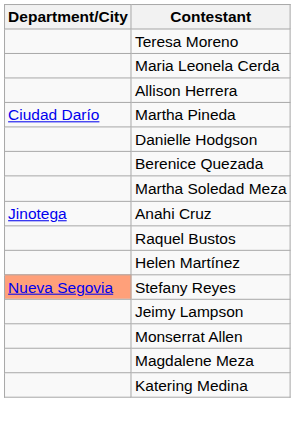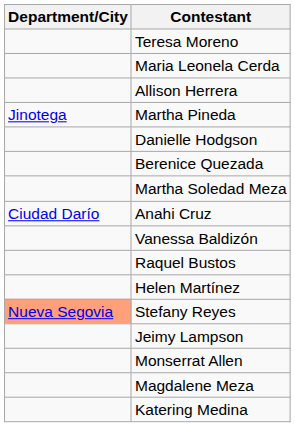(54, 115) Ciudad Darío -> (37, 115) Jinotega
(37, 213) Jinotega -> (54, 213) Ciudad Darío
+ row: (196, 238)
